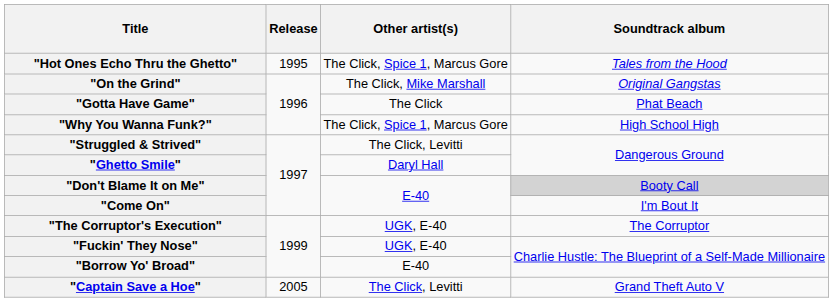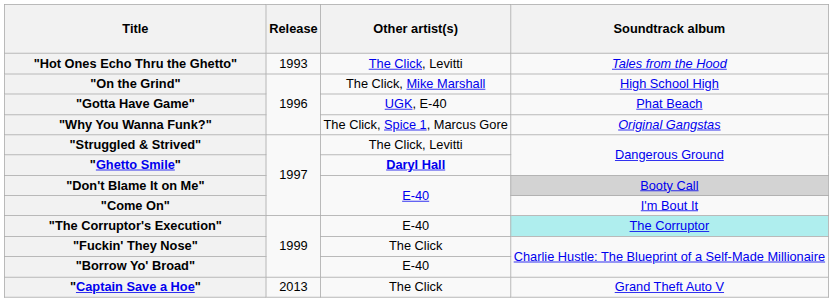(293, 63) 1995 -> (293, 63) 1993
(416, 63) The Click, Spice 1, Marcus Gore -> (416, 63) The Click, Levitti
(669, 84) Original Gangstas -> (669, 84) High School High
(416, 104) The Click -> (416, 104) UGK, E-40
(669, 124) High School High -> (669, 124) Original Gangstas
(416, 165) normal -> (416, 165) bold
(416, 226) UGK, E-40 -> (416, 226) E-40
(669, 226) no background -> (669, 226) paleturquoise background
(416, 246) UGK, E-40 -> (416, 246) The Click
(293, 287) 2005 -> (293, 287) 2013
(416, 287) The Click, Levitti -> (416, 287) The Click
